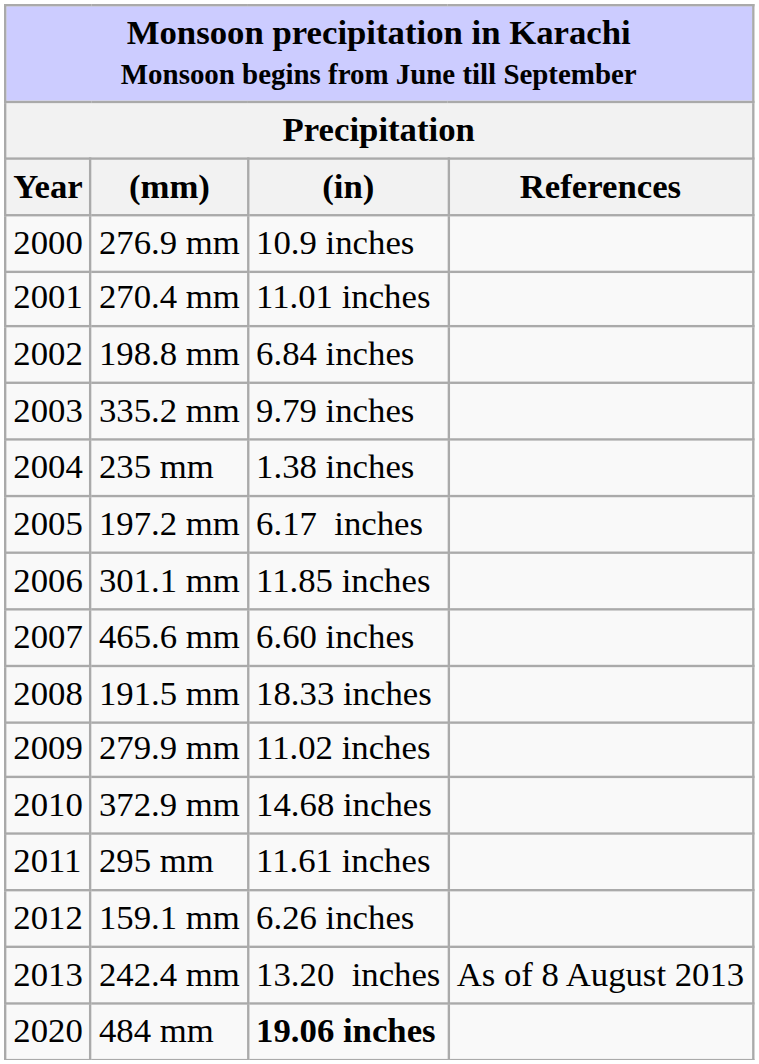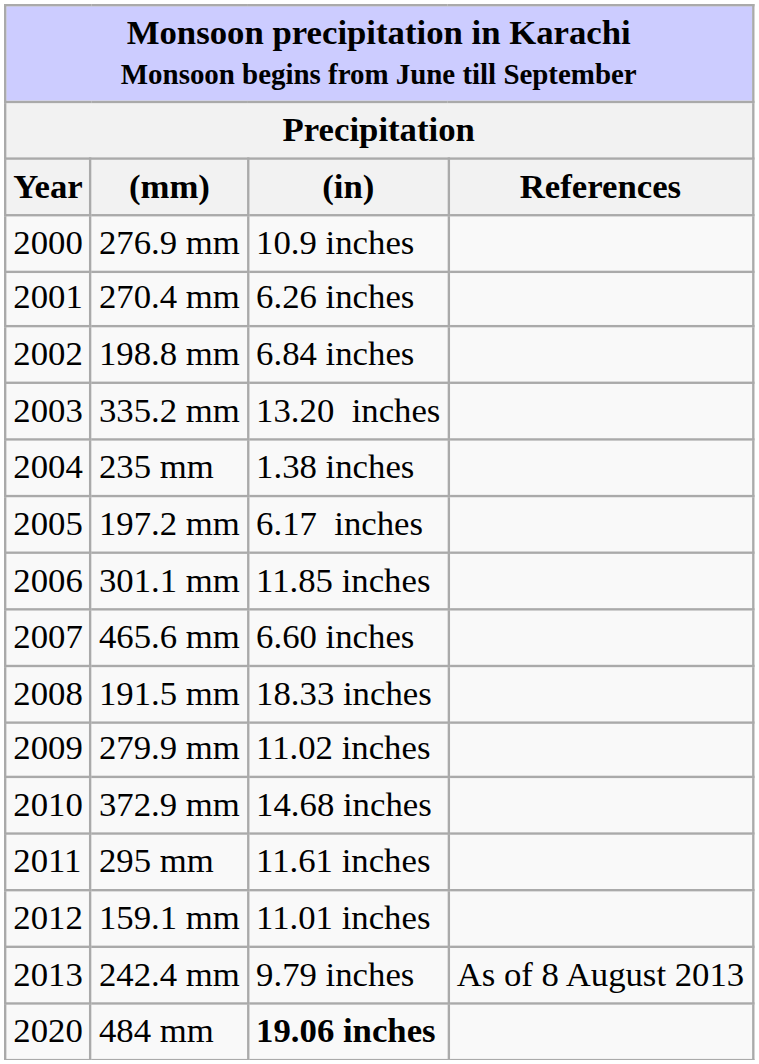(343, 297) 11.01 inches -> (335, 297) 6.26 inches
(335, 410) 9.79 inches -> (348, 410) 13.20 inches
(335, 917) 6.26 inches -> (343, 917) 11.01 inches
(348, 974) 13.20 inches -> (335, 974) 9.79 inches
